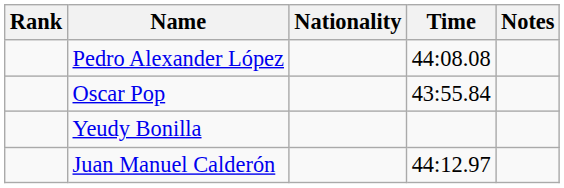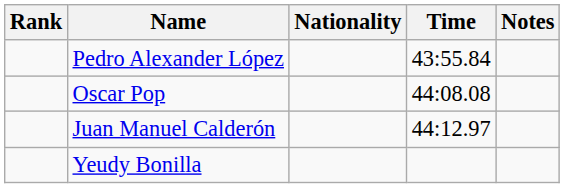(451, 57) 44:08.08 -> (451, 57) 43:55.84
(451, 93) 43:55.84 -> (451, 93) 44:08.08
rows swapped: (174, 164) <-> (137, 128)
